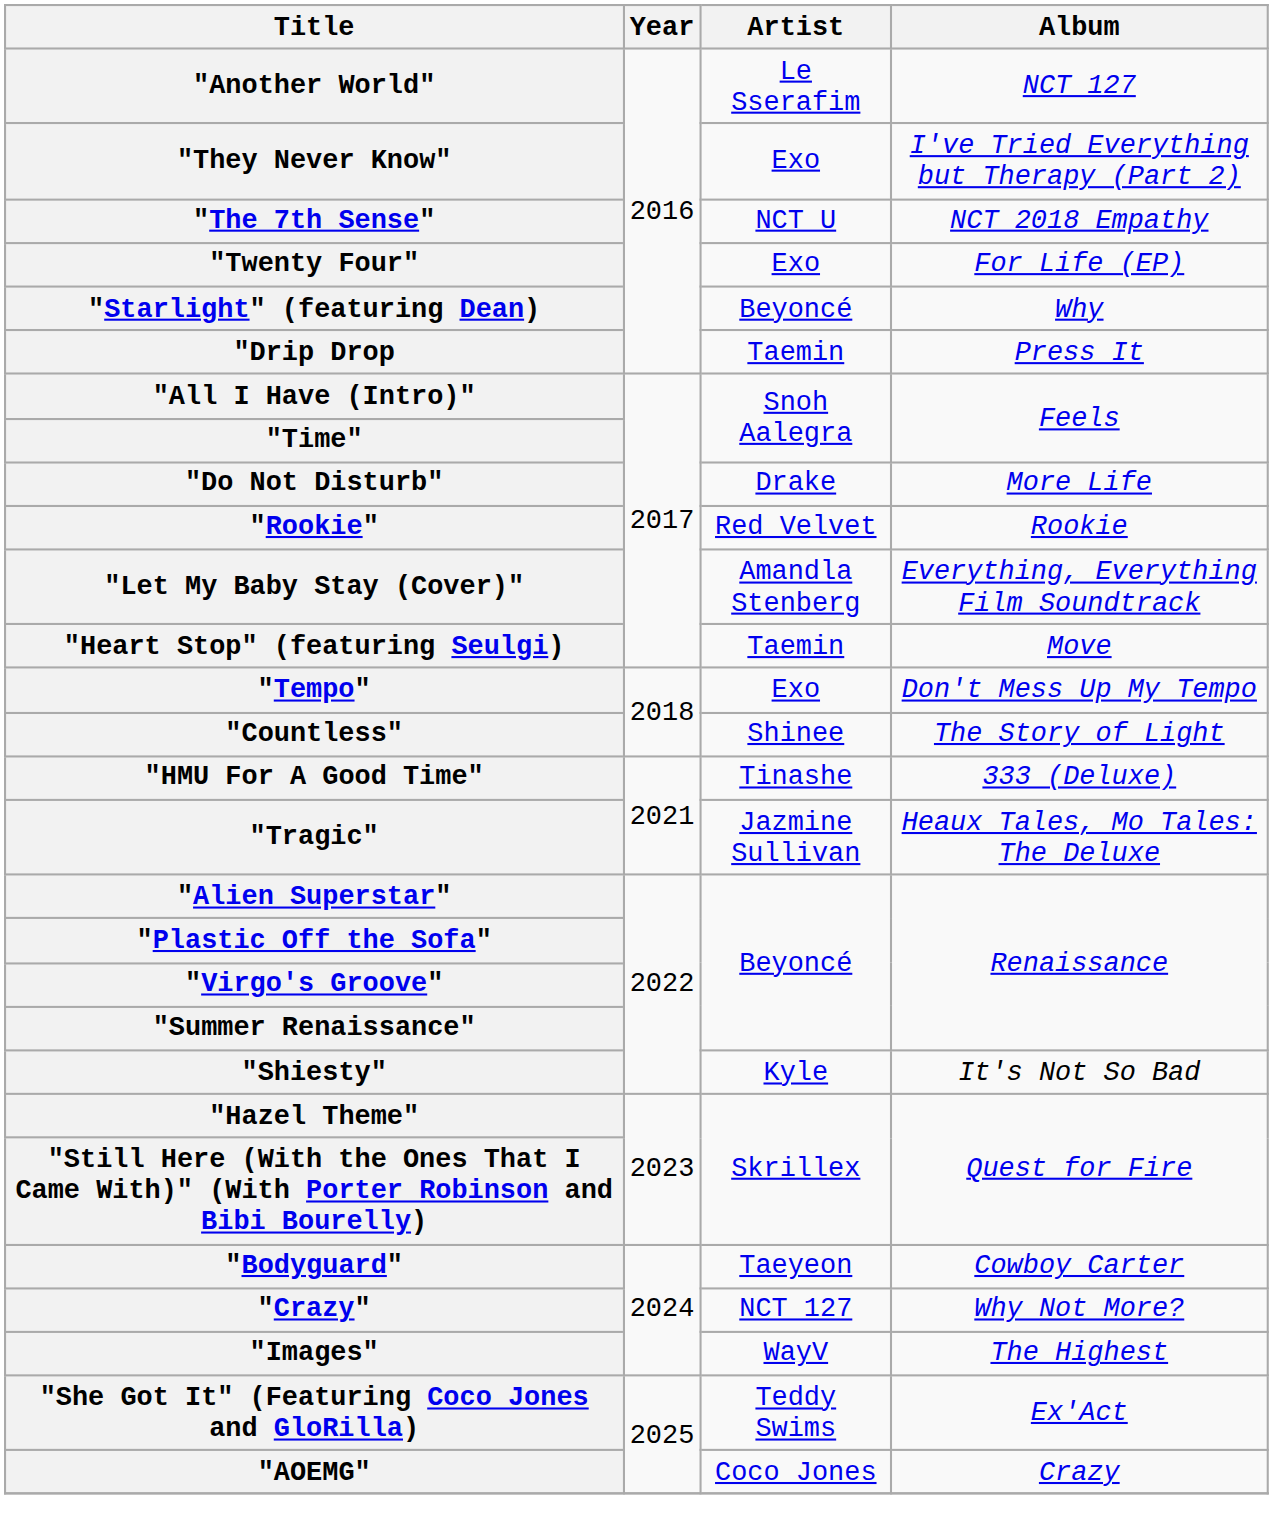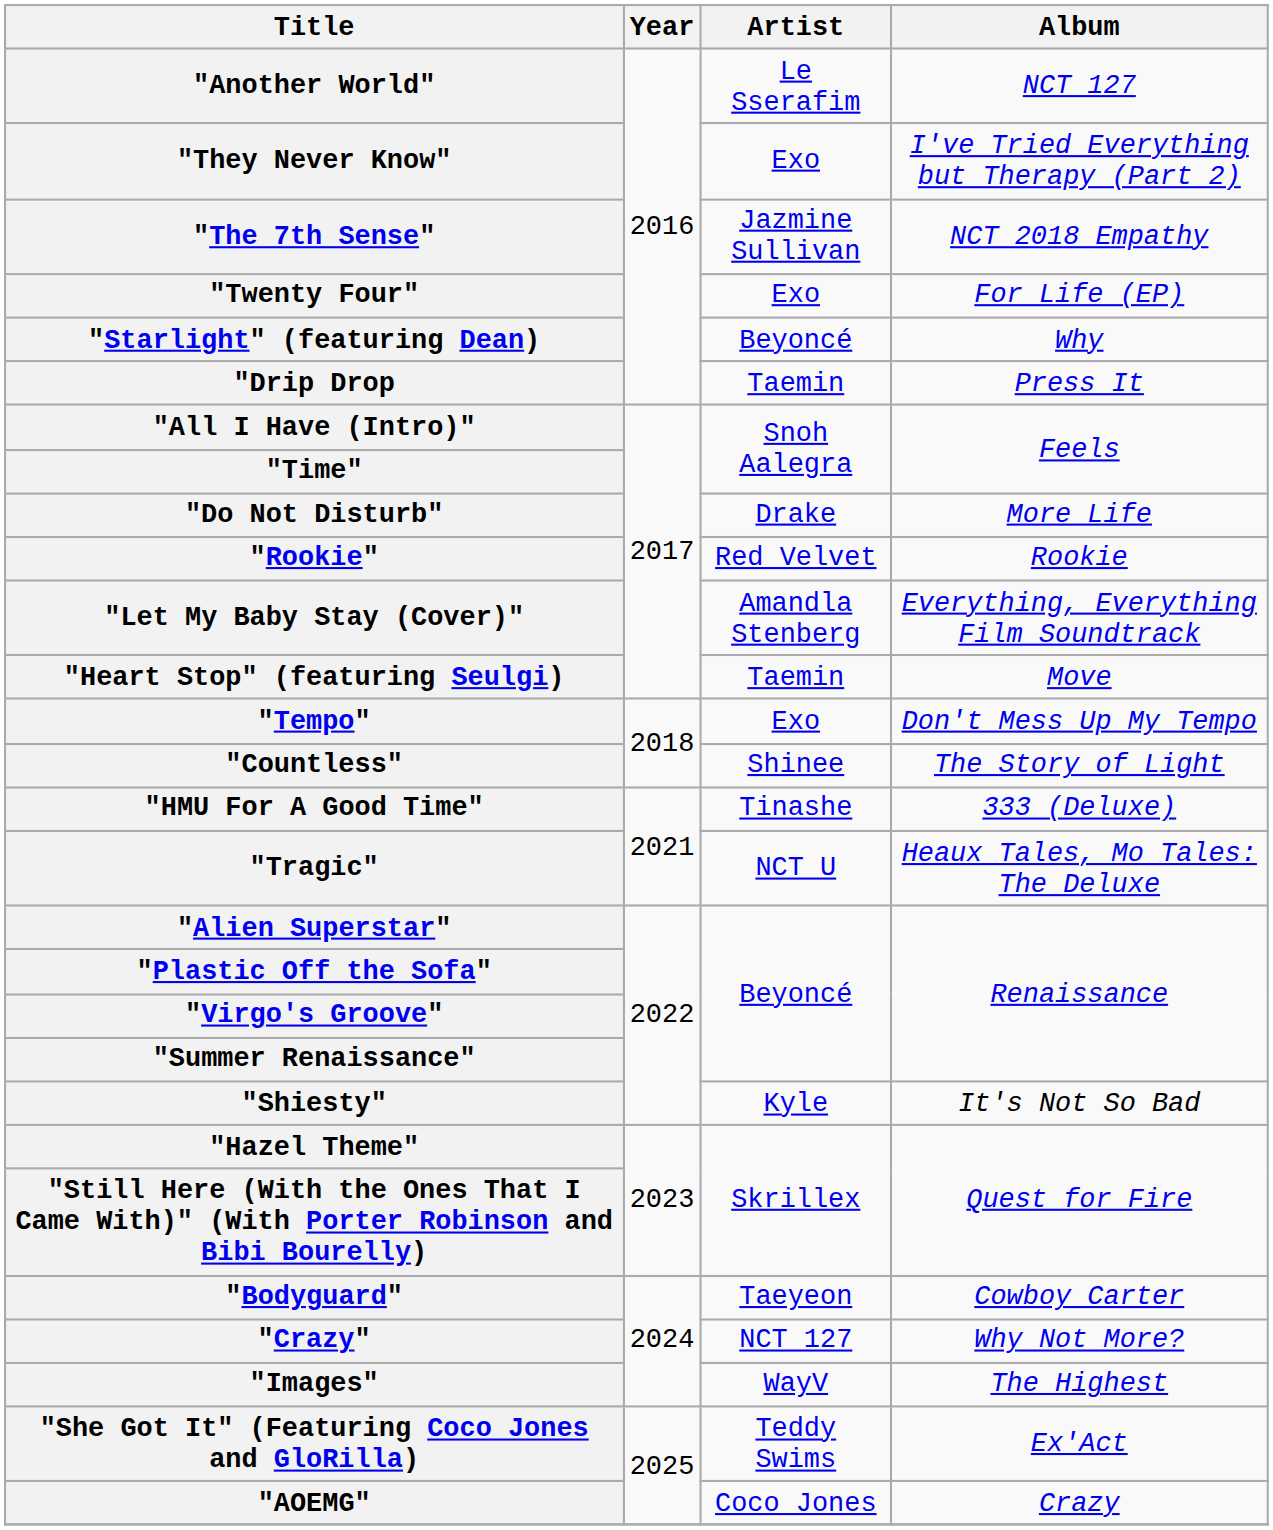(796, 221) NCT U -> (796, 236) Jazmine Sullivan
(796, 837) Jazmine Sullivan -> (796, 868) NCT U
